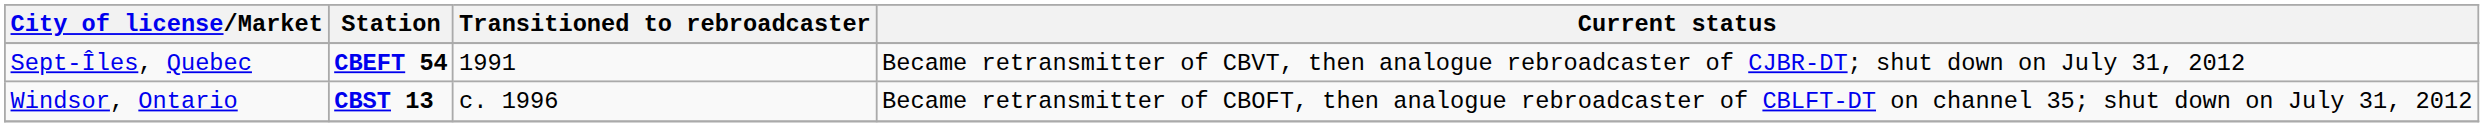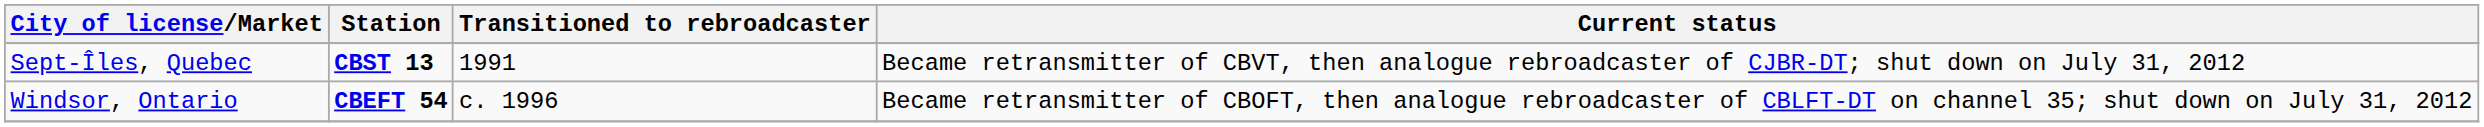(391, 63) CBEFT 54 -> (384, 63) CBST 13
(384, 101) CBST 13 -> (391, 101) CBEFT 54
